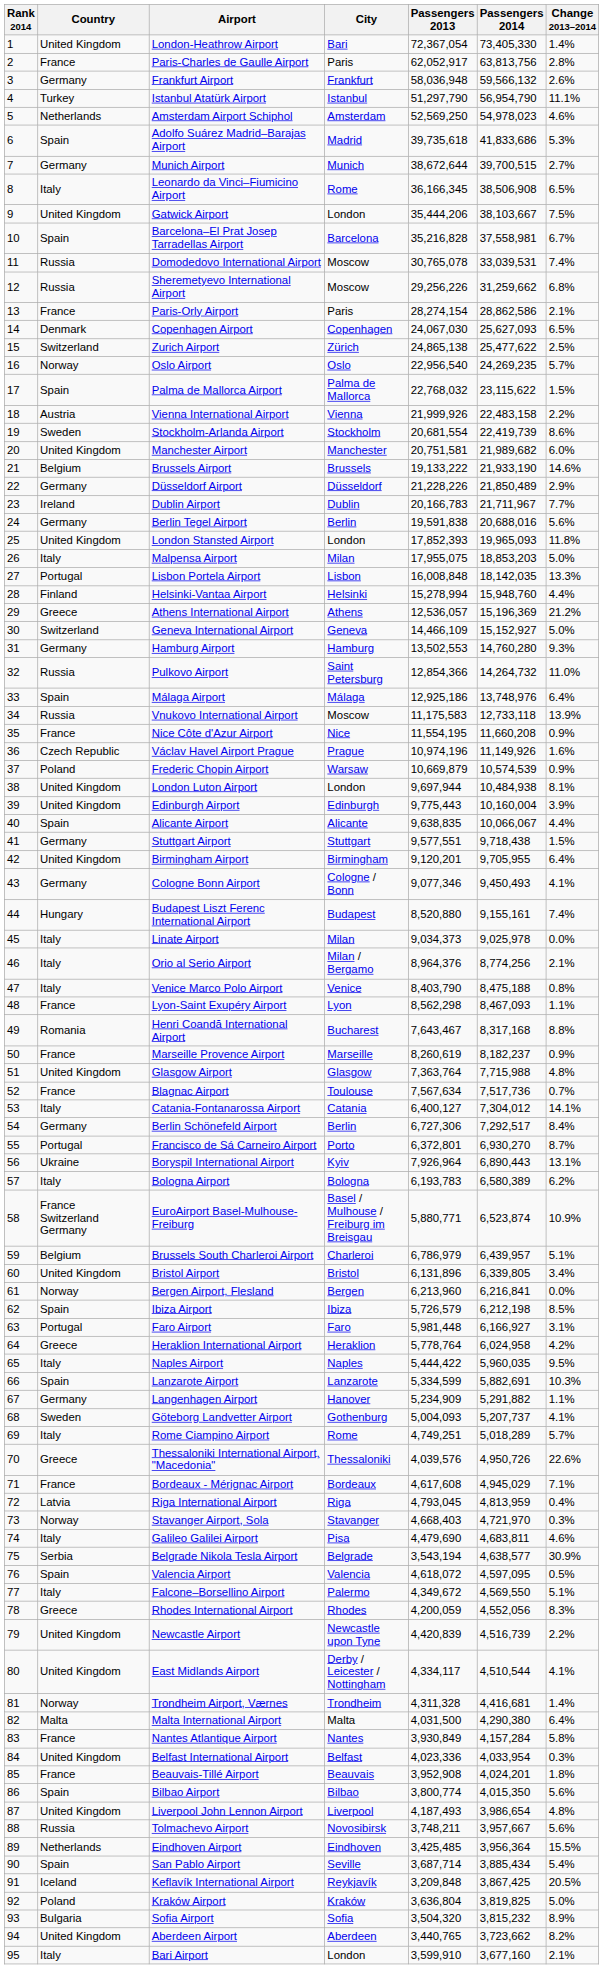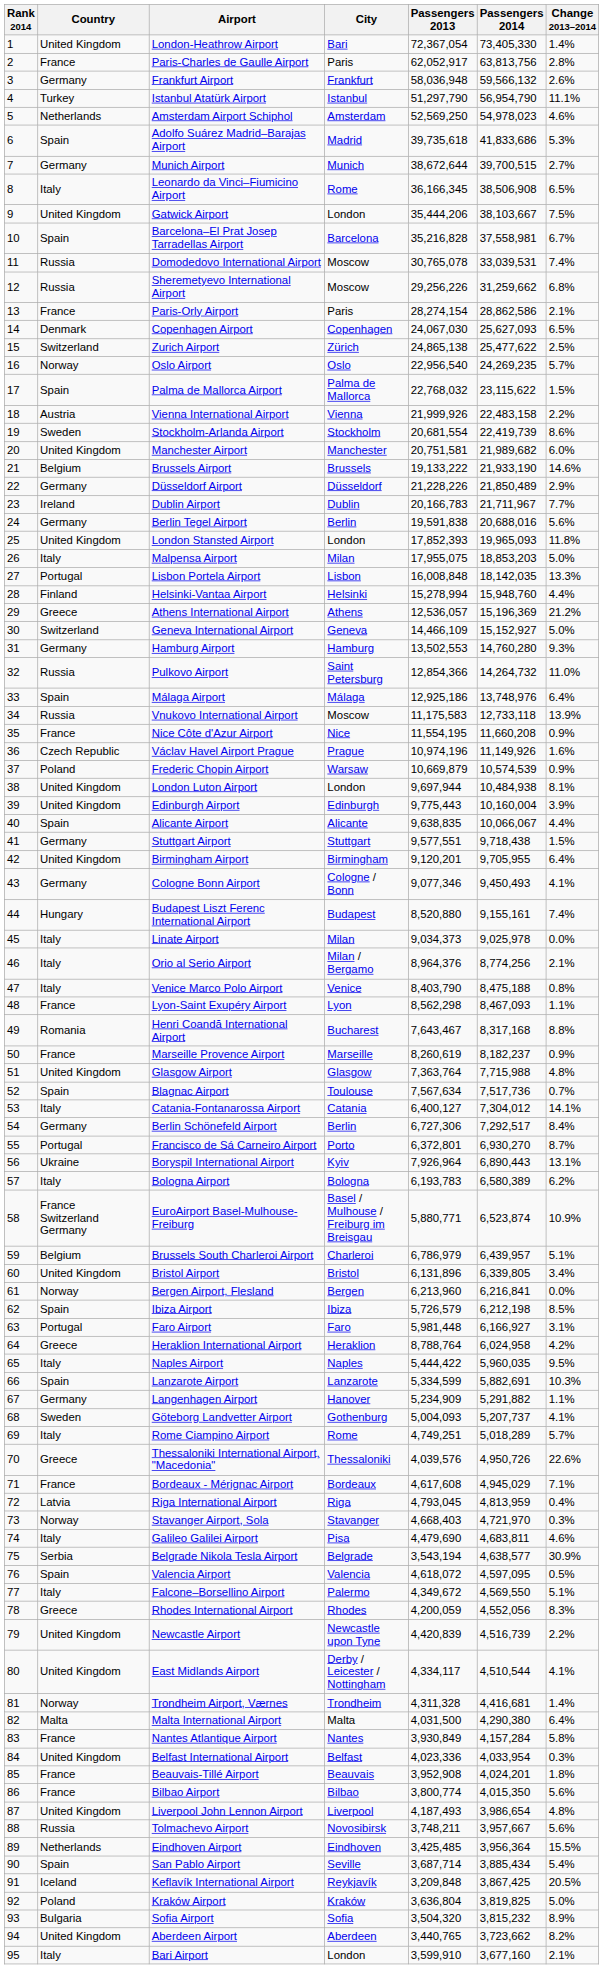(58, 1090) France -> (55, 1090) Spain
(436, 1345) 5,778,764 -> (436, 1345) 8,788,764
(55, 1792) Spain -> (58, 1792) France
